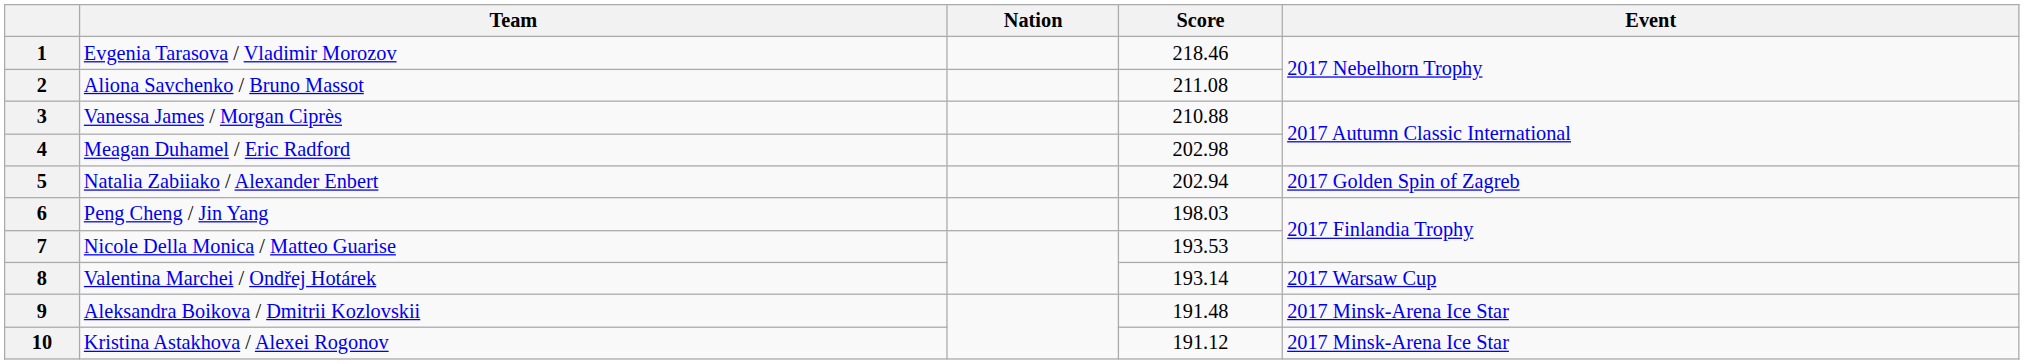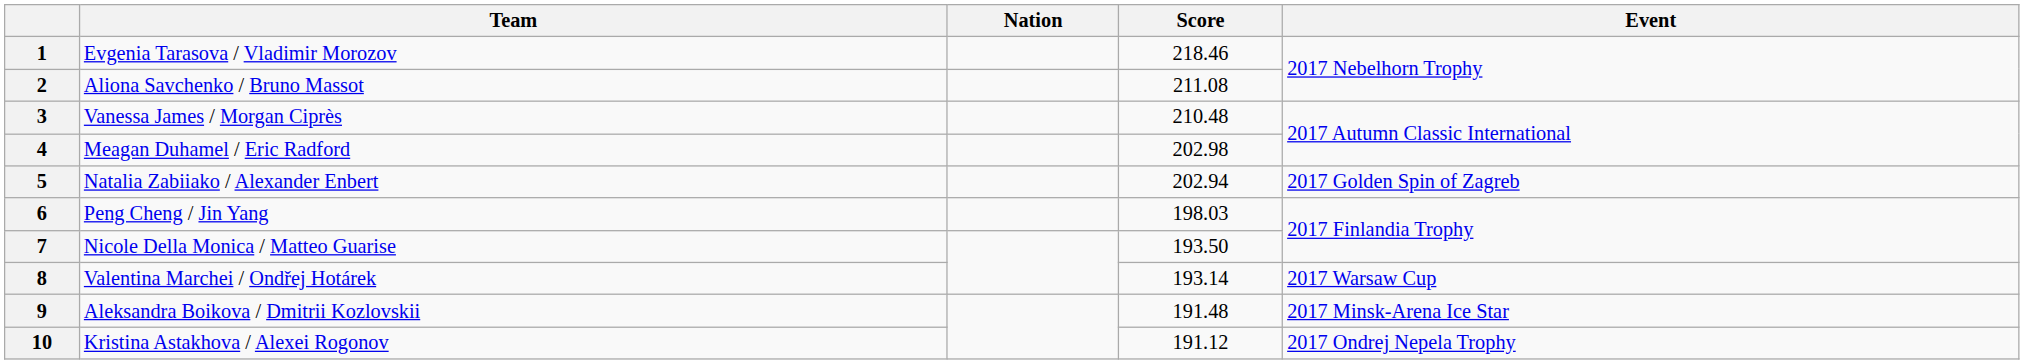(1201, 117) 210.88 -> (1201, 117) 210.48
(1201, 246) 193.53 -> (1201, 246) 193.50
(1398, 342) 2017 Minsk-Arena Ice Star -> (1401, 342) 2017 Ondrej Nepela Trophy
